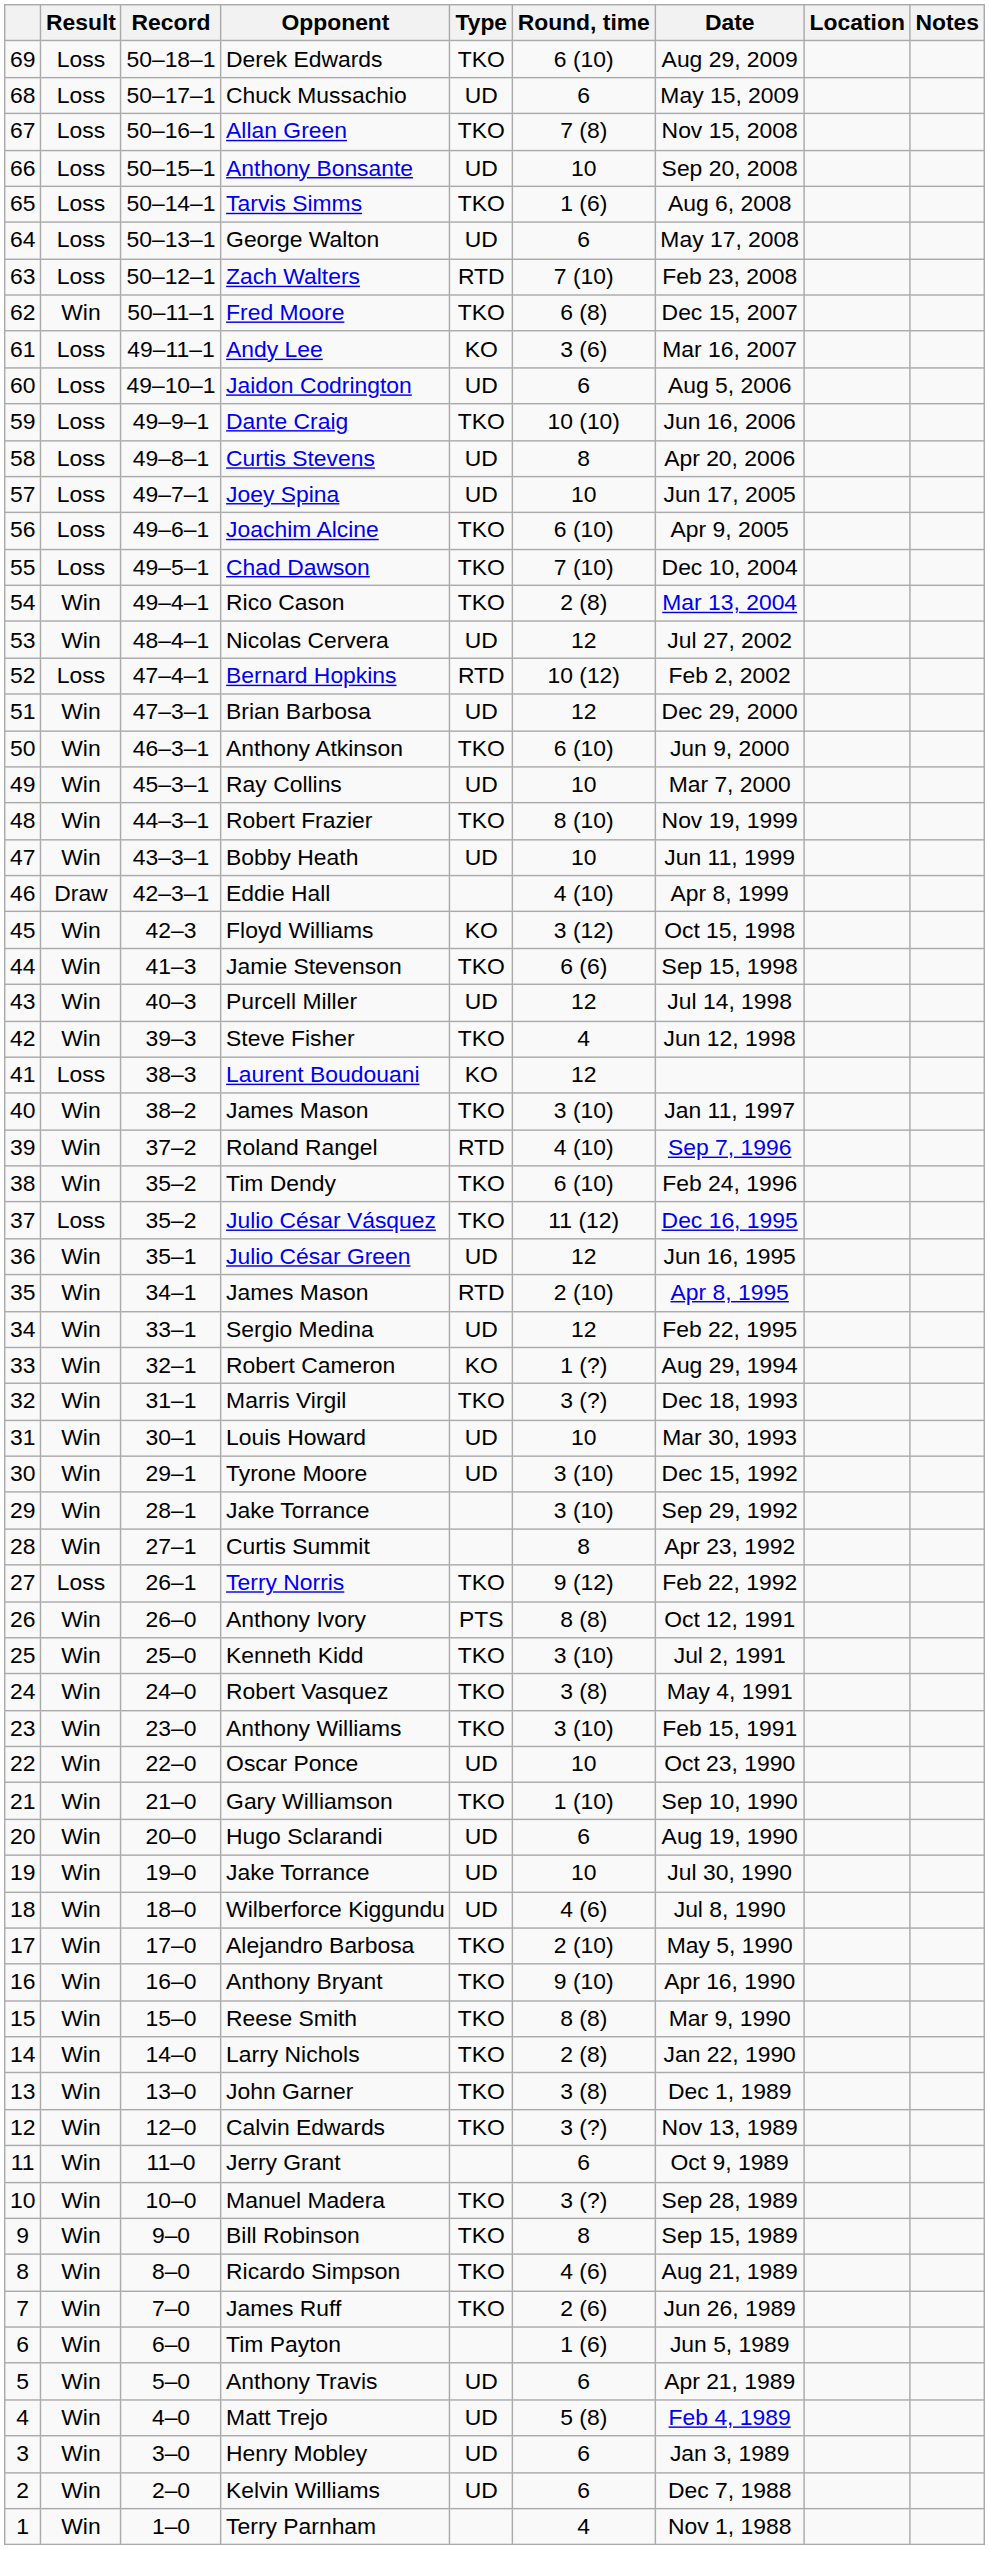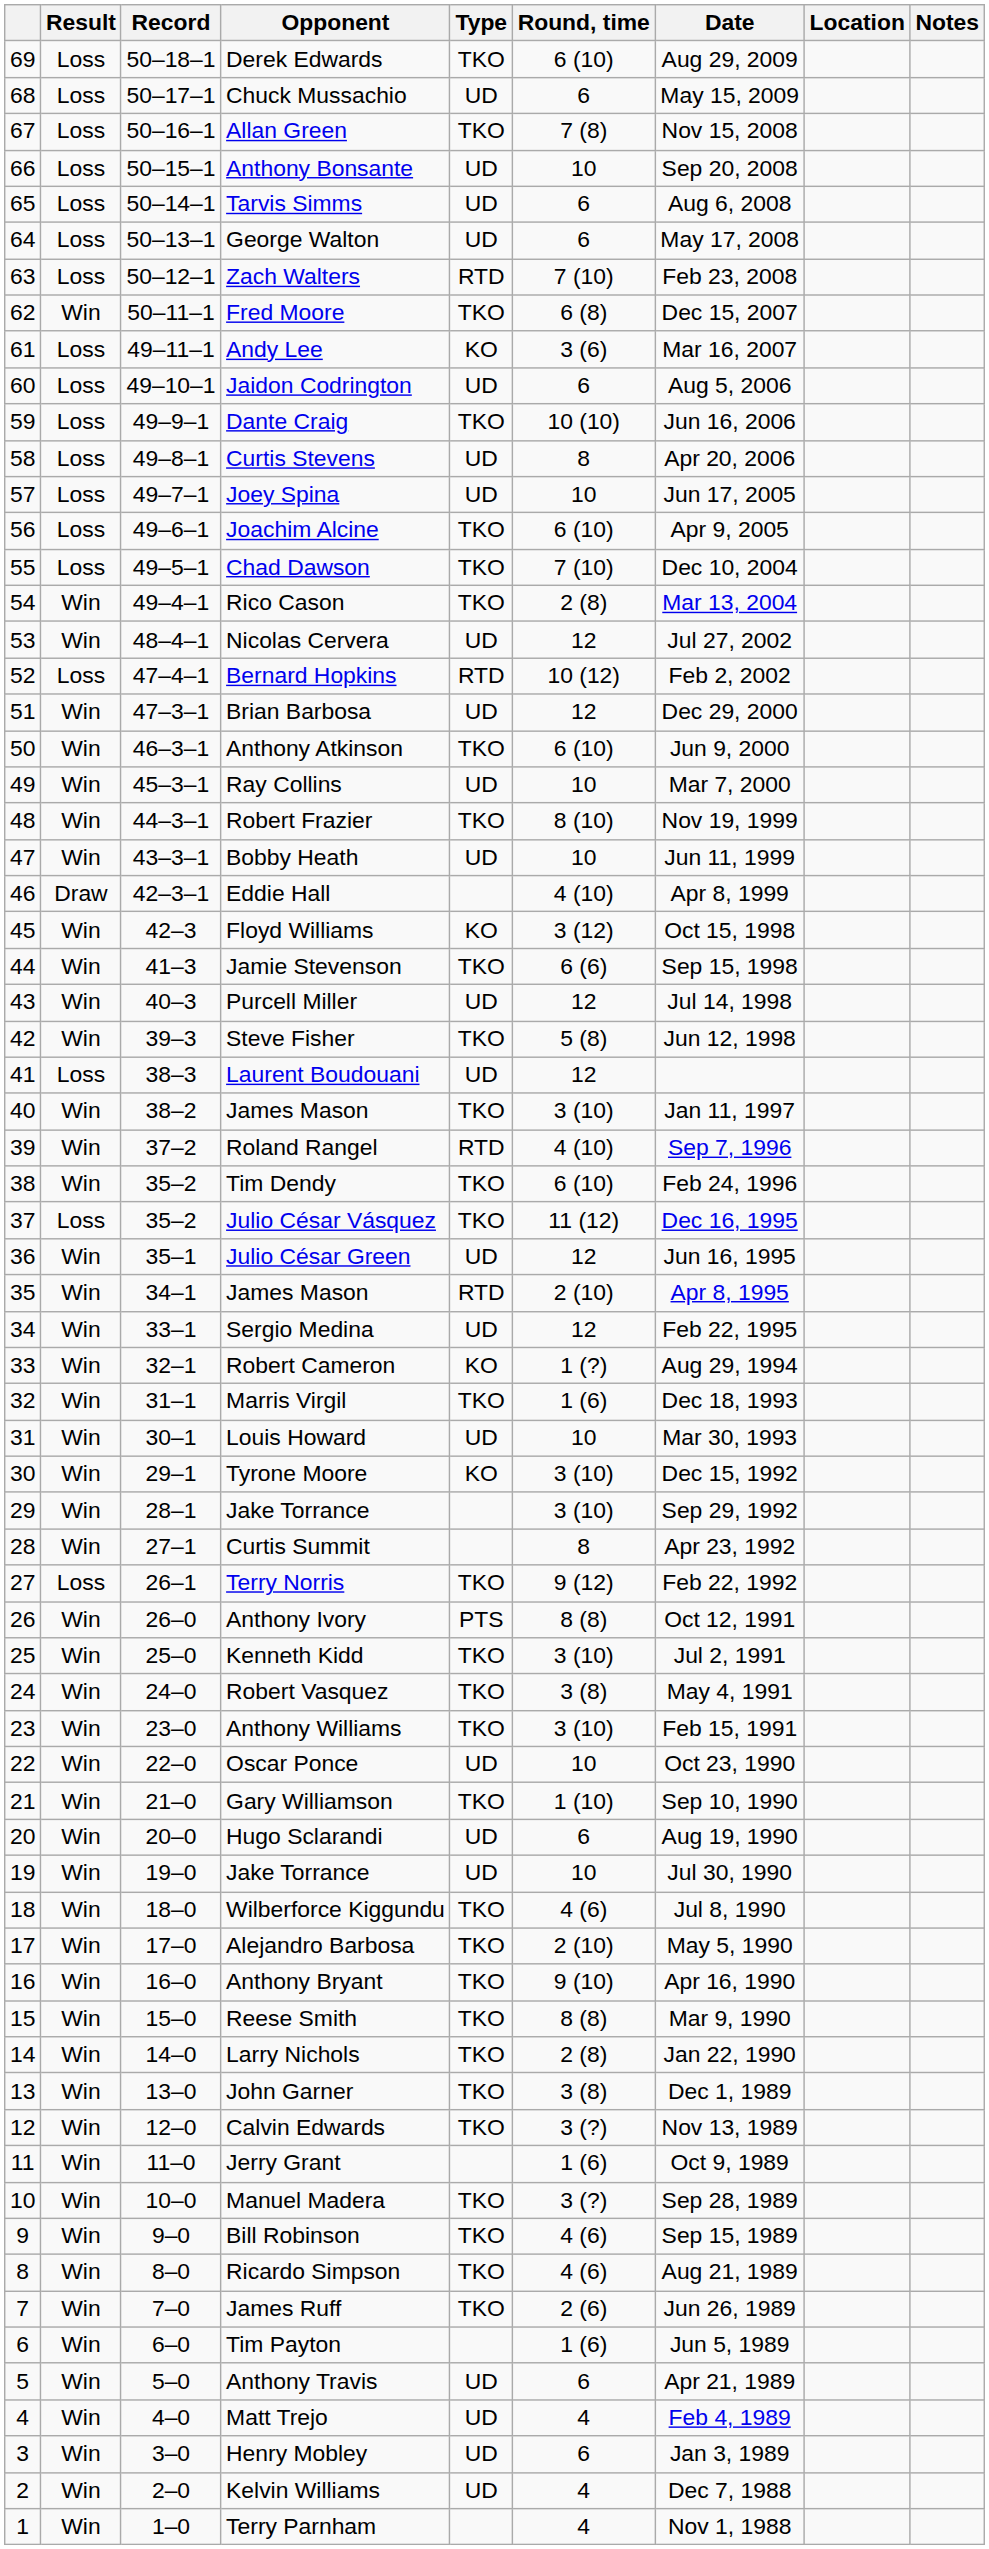(481, 204) TKO -> (481, 204) UD
(584, 204) 1 (6) -> (584, 204) 6
(584, 1038) 4 -> (584, 1038) 5 (8)
(481, 1074) KO -> (481, 1074) UD
(584, 1401) 3 (?) -> (584, 1401) 1 (6)
(481, 1474) UD -> (481, 1474) KO
(481, 1909) UD -> (481, 1909) TKO
(584, 2163) 6 -> (584, 2163) 1 (6)
(584, 2236) 8 -> (584, 2236) 4 (6)
(584, 2417) 5 (8) -> (584, 2417) 4
(584, 2490) 6 -> (584, 2490) 4
